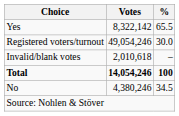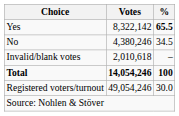(164, 27) normal -> (164, 27) bold
rows swapped: (12, 88) <-> (55, 42)
